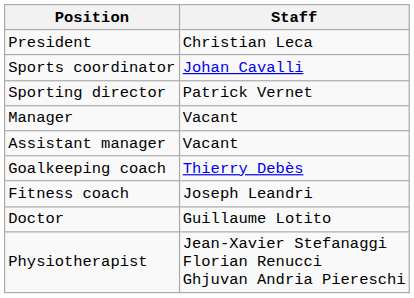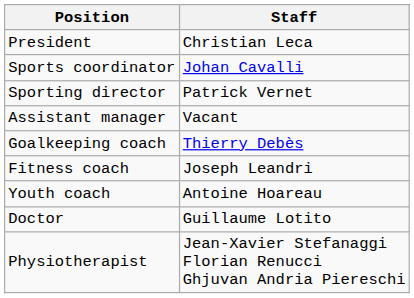- row: (41, 118)
+ row: (59, 194)
